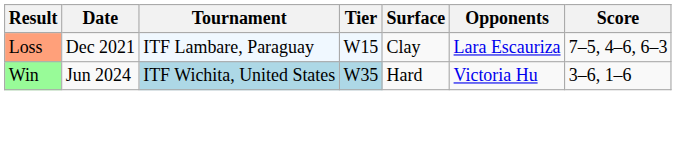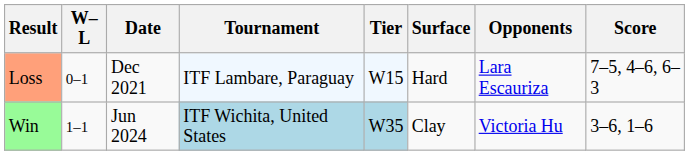+ column: (84, 28)
(404, 47) Clay -> (430, 77) Hard
(405, 75) Hard -> (429, 125) Clay
